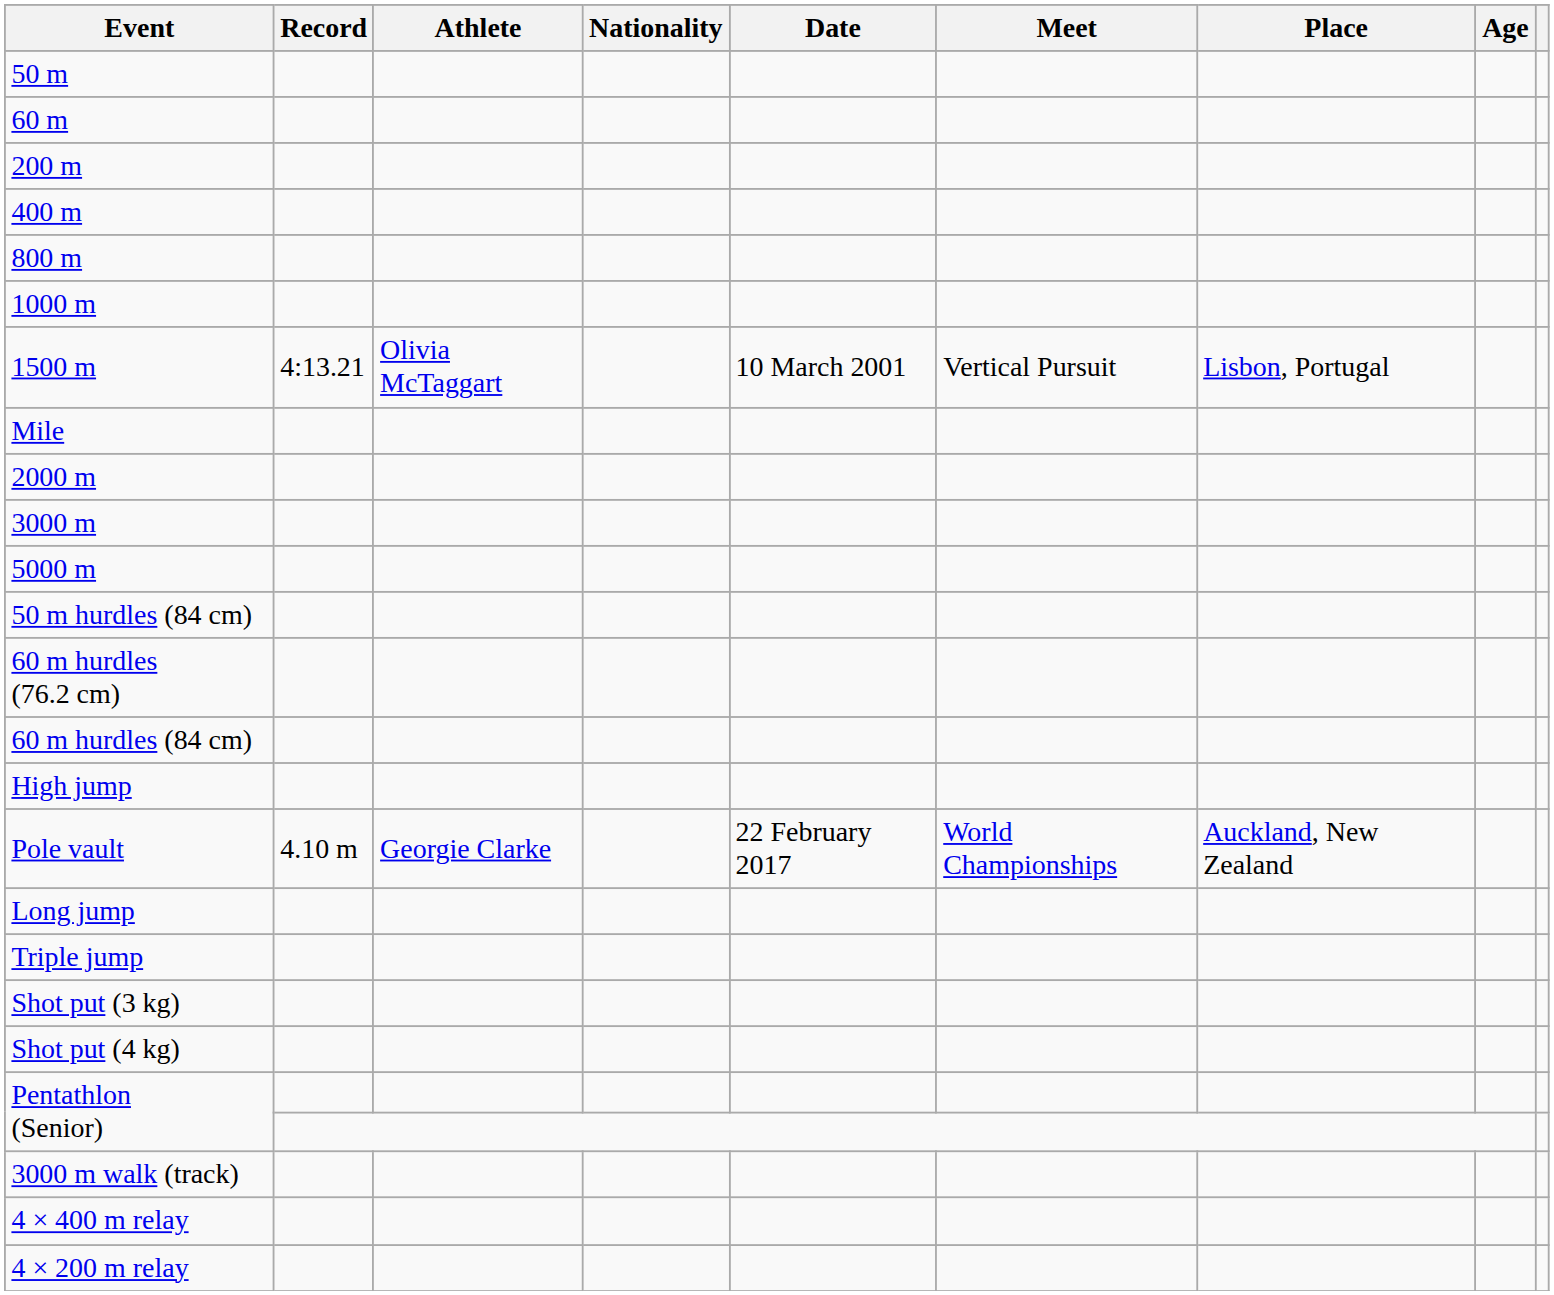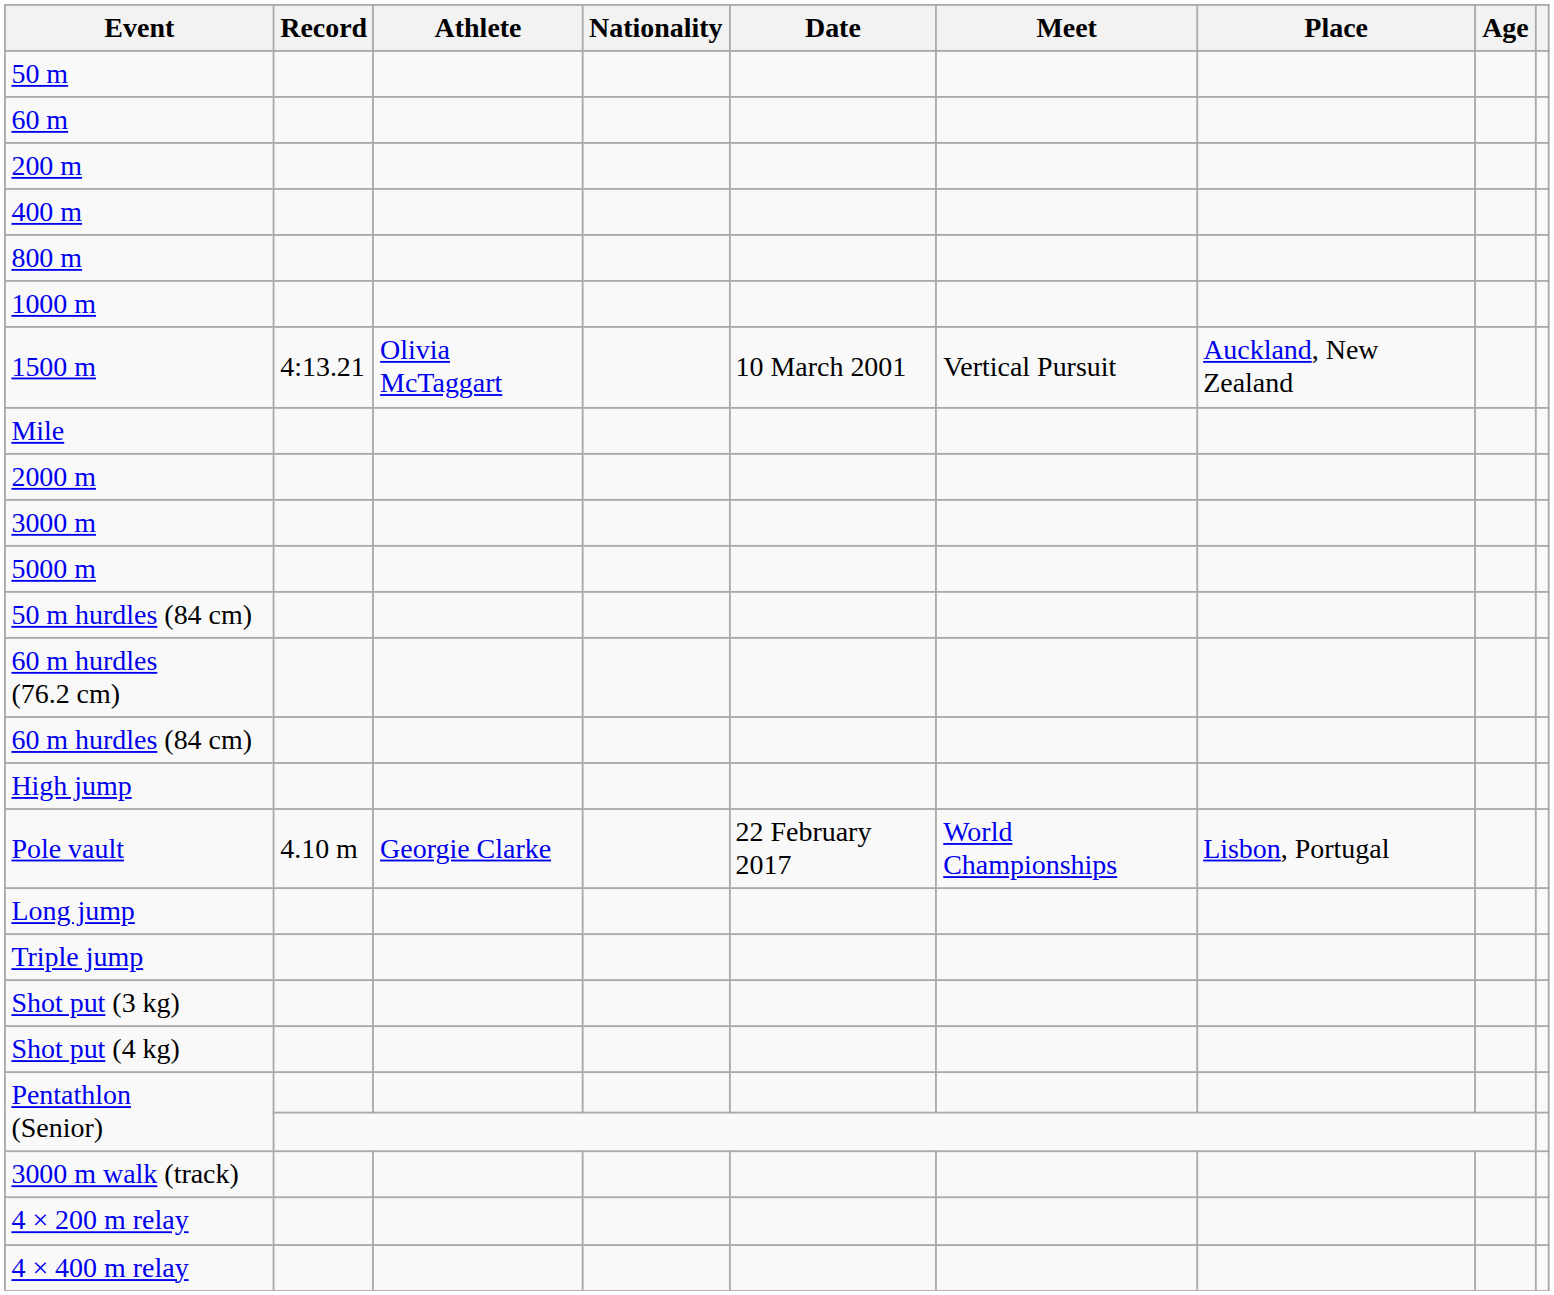(1296, 367) Lisbon, Portugal -> (1291, 367) Auckland, New Zealand
(1291, 848) Auckland, New Zealand -> (1296, 848) Lisbon, Portugal
rows swapped: (100, 1266) <-> (100, 1220)
